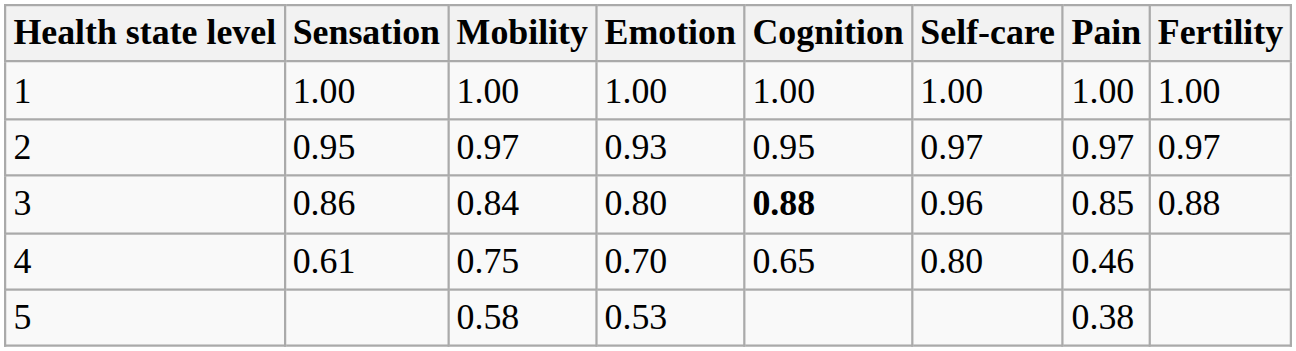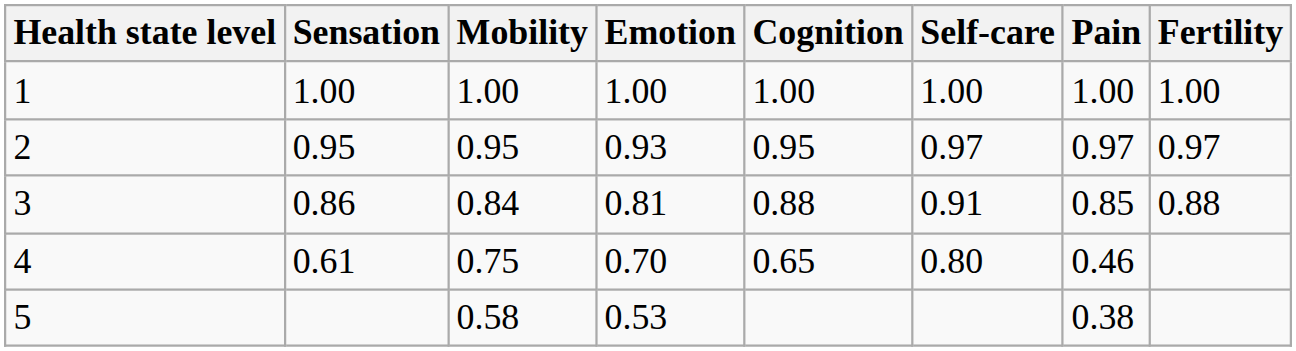(488, 146) 0.97 -> (488, 146) 0.95
(636, 203) 0.80 -> (636, 203) 0.81
(784, 203) bold -> (784, 203) normal
(952, 203) 0.96 -> (952, 203) 0.91
